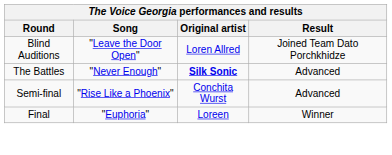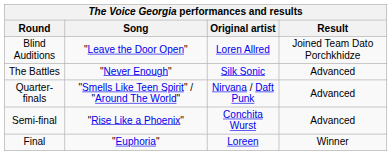(213, 71) bold -> (243, 71) normal
+ row: (34, 93)
